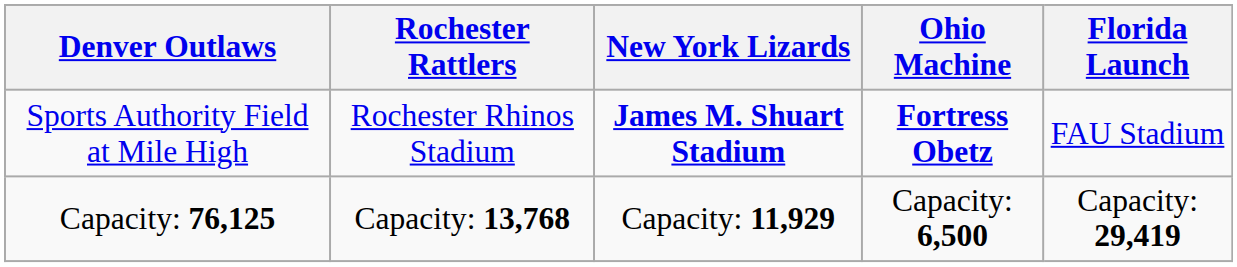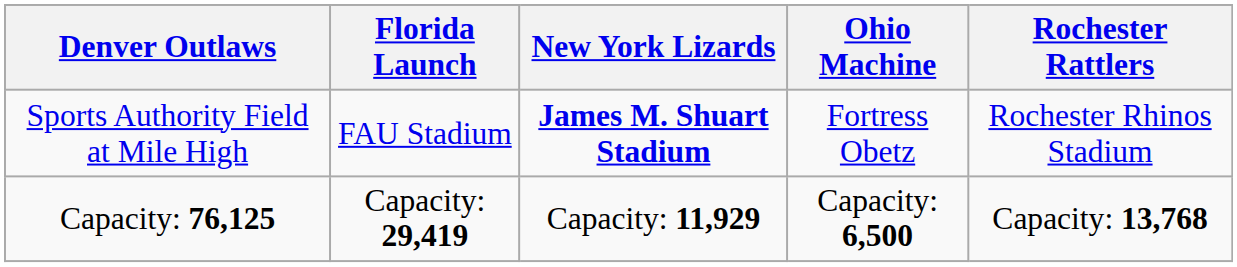columns swapped: (1138, 47) <-> (462, 47)
(952, 132) bold -> (878, 132) normal
